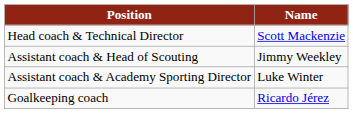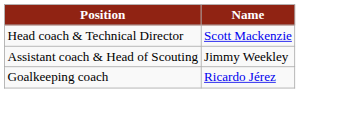- row: (129, 77)
